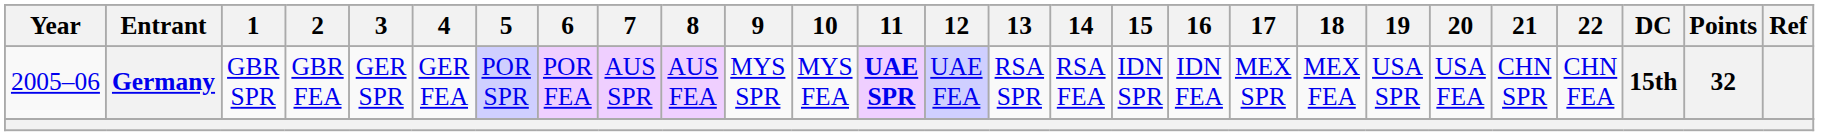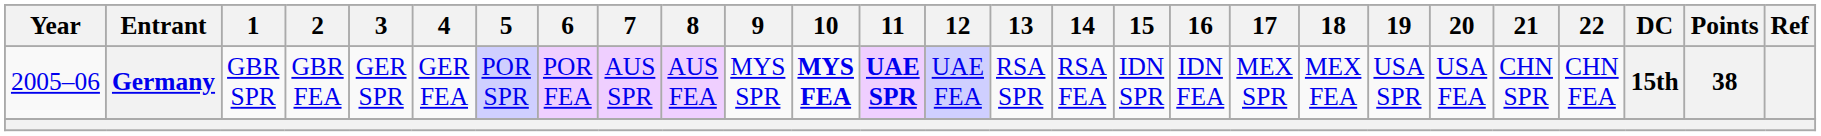(825, 81) normal -> (826, 81) bold
(1723, 81) 32 -> (1725, 81) 38
